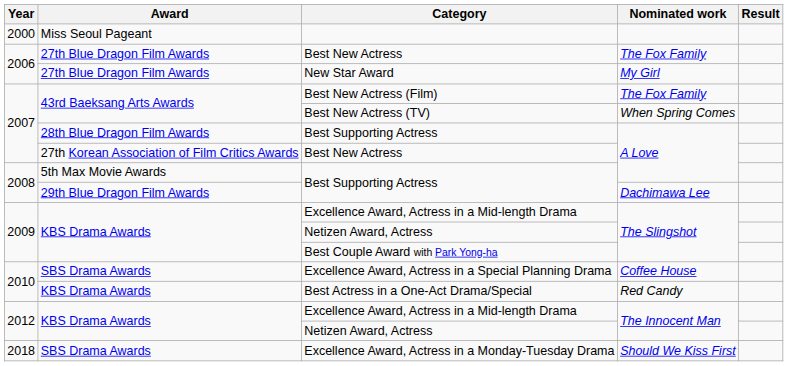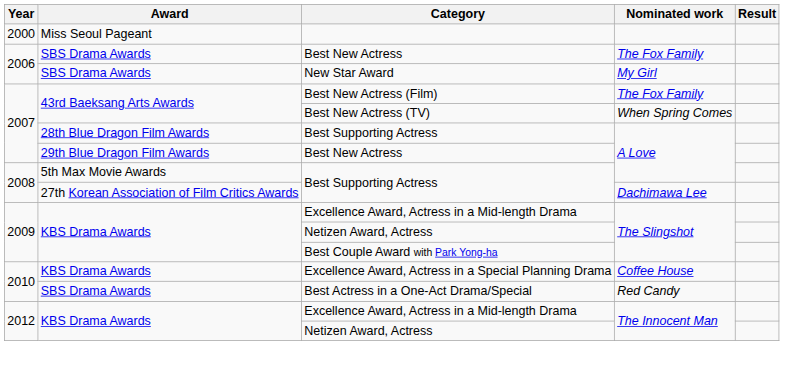(125, 53) 27th Blue Dragon Film Awards -> (96, 53) SBS Drama Awards
(125, 73) 27th Blue Dragon Film Awards -> (96, 73) SBS Drama Awards
(170, 152) 27th Korean Association of Film Critics Awards -> (125, 152) 29th Blue Dragon Film Awards
(125, 192) 29th Blue Dragon Film Awards -> (170, 192) 27th Korean Association of Film Critics Awards
(96, 271) SBS Drama Awards -> (96, 271) KBS Drama Awards
(96, 291) KBS Drama Awards -> (96, 291) SBS Drama Awards
- row: (459, 350)
